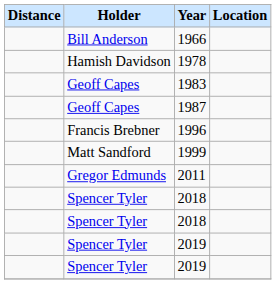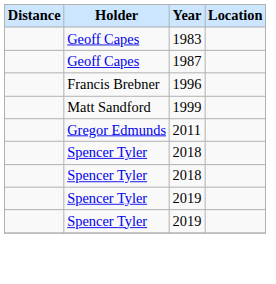- row: (107, 38)
- row: (119, 61)
